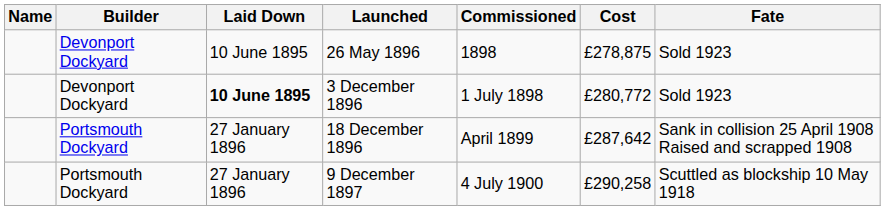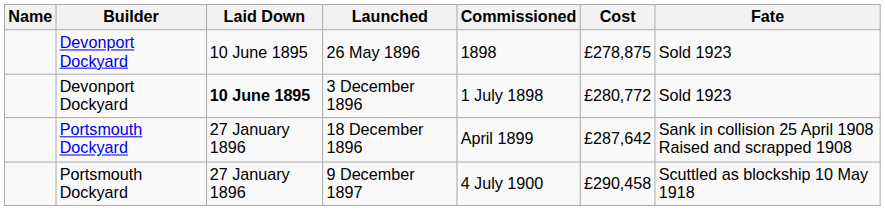(618, 183) £290,258 -> (618, 183) £290,458
